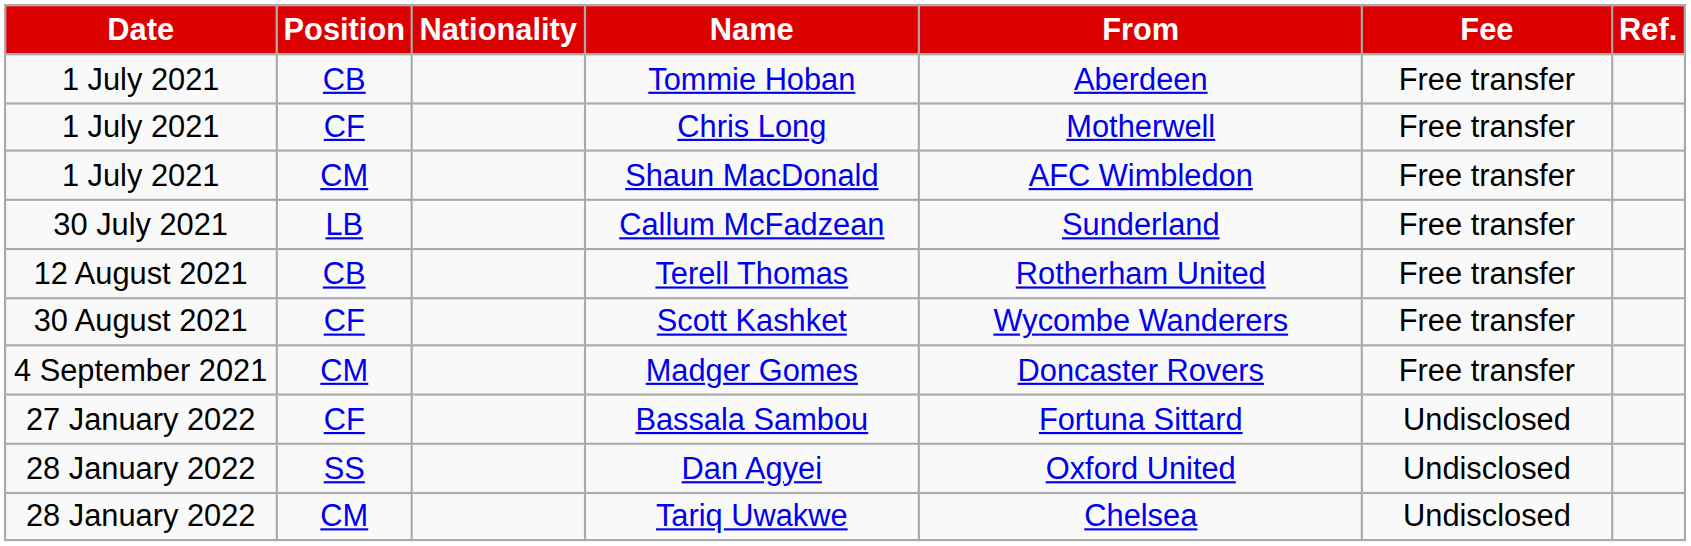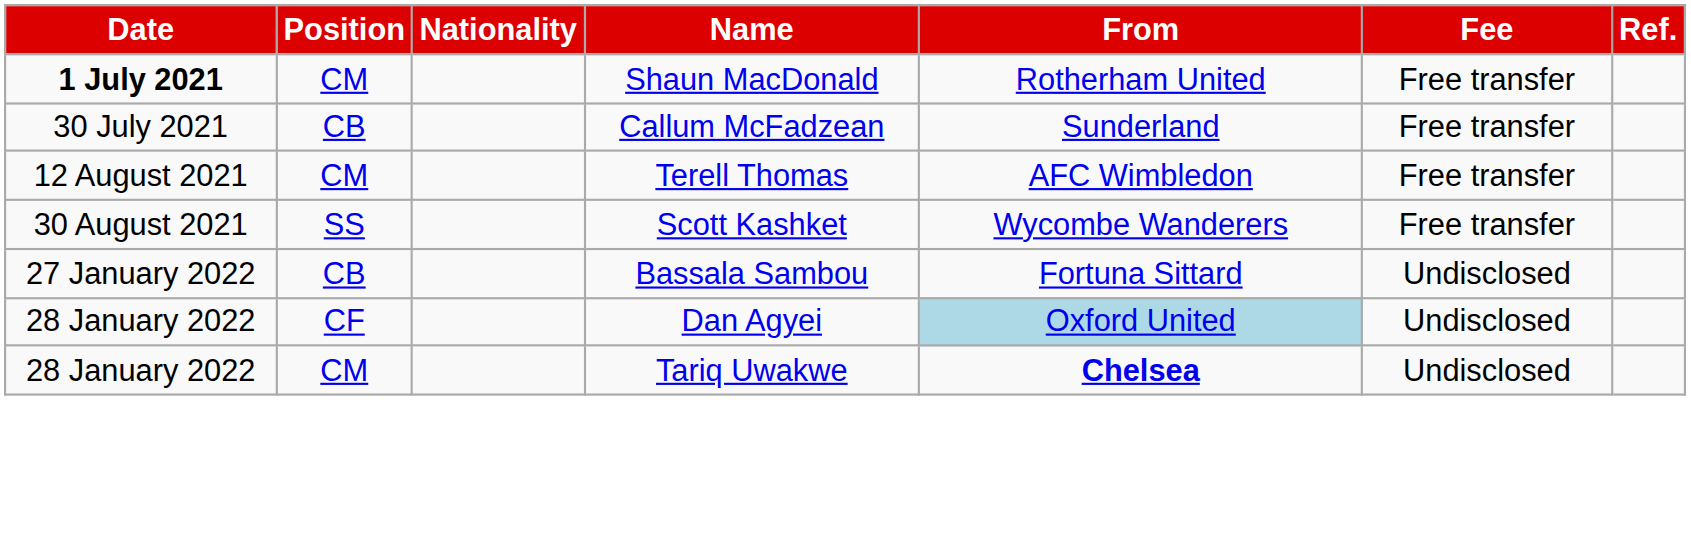- row: (752, 78)
- row: (752, 127)
(141, 176) normal -> (141, 78) bold
(1141, 176) AFC Wimbledon -> (1141, 78) Rotherham United
(344, 225) LB -> (344, 127) CB
(344, 273) CB -> (344, 176) CM
(1141, 273) Rotherham United -> (1141, 176) AFC Wimbledon
(344, 322) CF -> (344, 225) SS
- row: (752, 371)
(344, 419) CF -> (344, 273) CB
(344, 468) SS -> (344, 322) CF
(1141, 468) no background -> (1141, 322) lightblue background
(1141, 517) normal -> (1141, 371) bold
